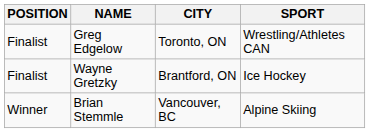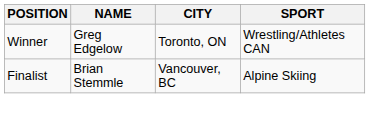(27, 41) Finalist -> (27, 41) Winner
- row: (95, 75)
(27, 110) Winner -> (27, 75) Finalist
